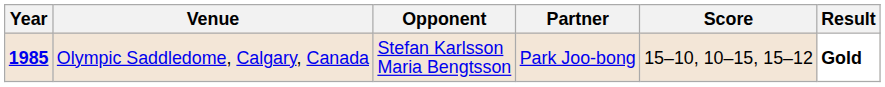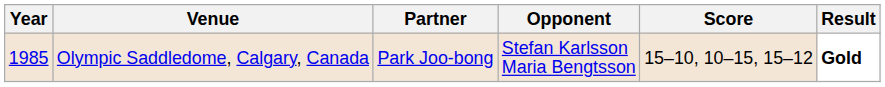columns swapped: (578, 19) <-> (444, 19)
(29, 57) bold -> (29, 57) normal
